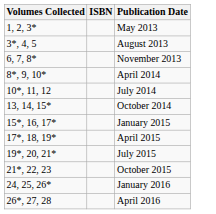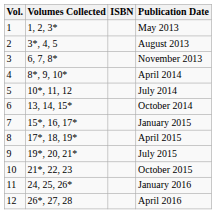+ column: (15, 12)
